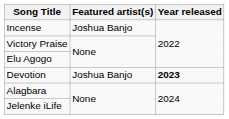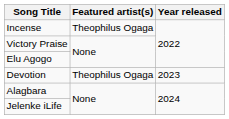(102, 28) Joshua Banjo -> (113, 28) Theophilus Ogaga
(102, 75) Joshua Banjo -> (113, 75) Theophilus Ogaga
(169, 75) bold -> (169, 75) normal
